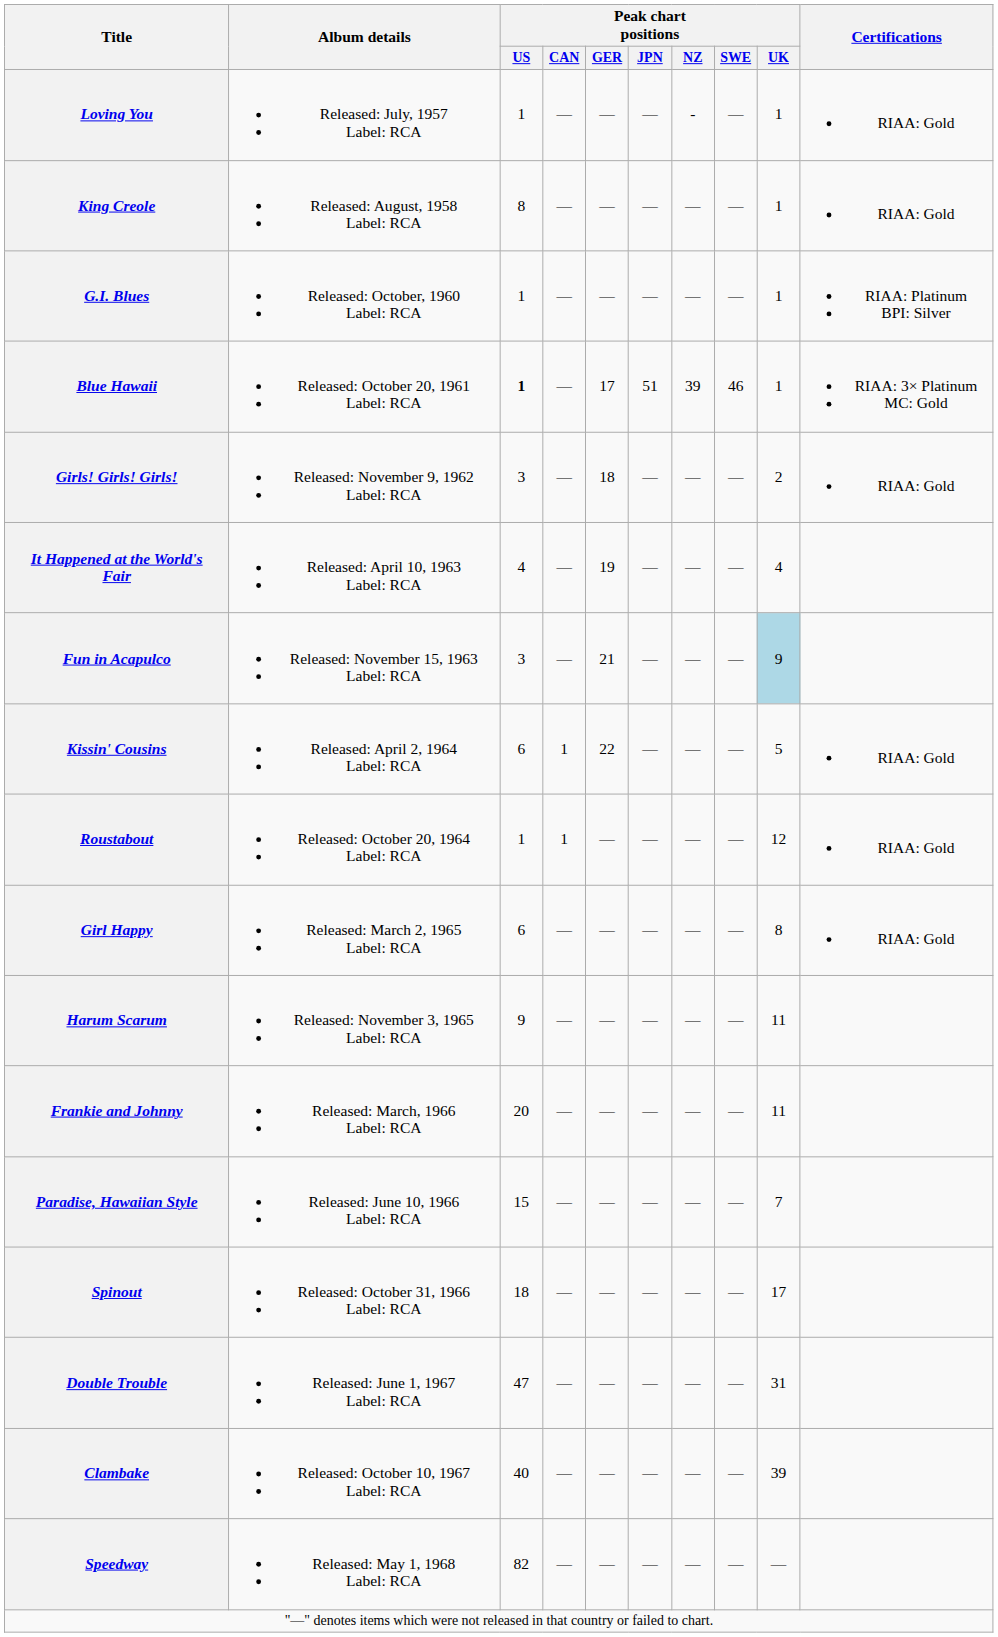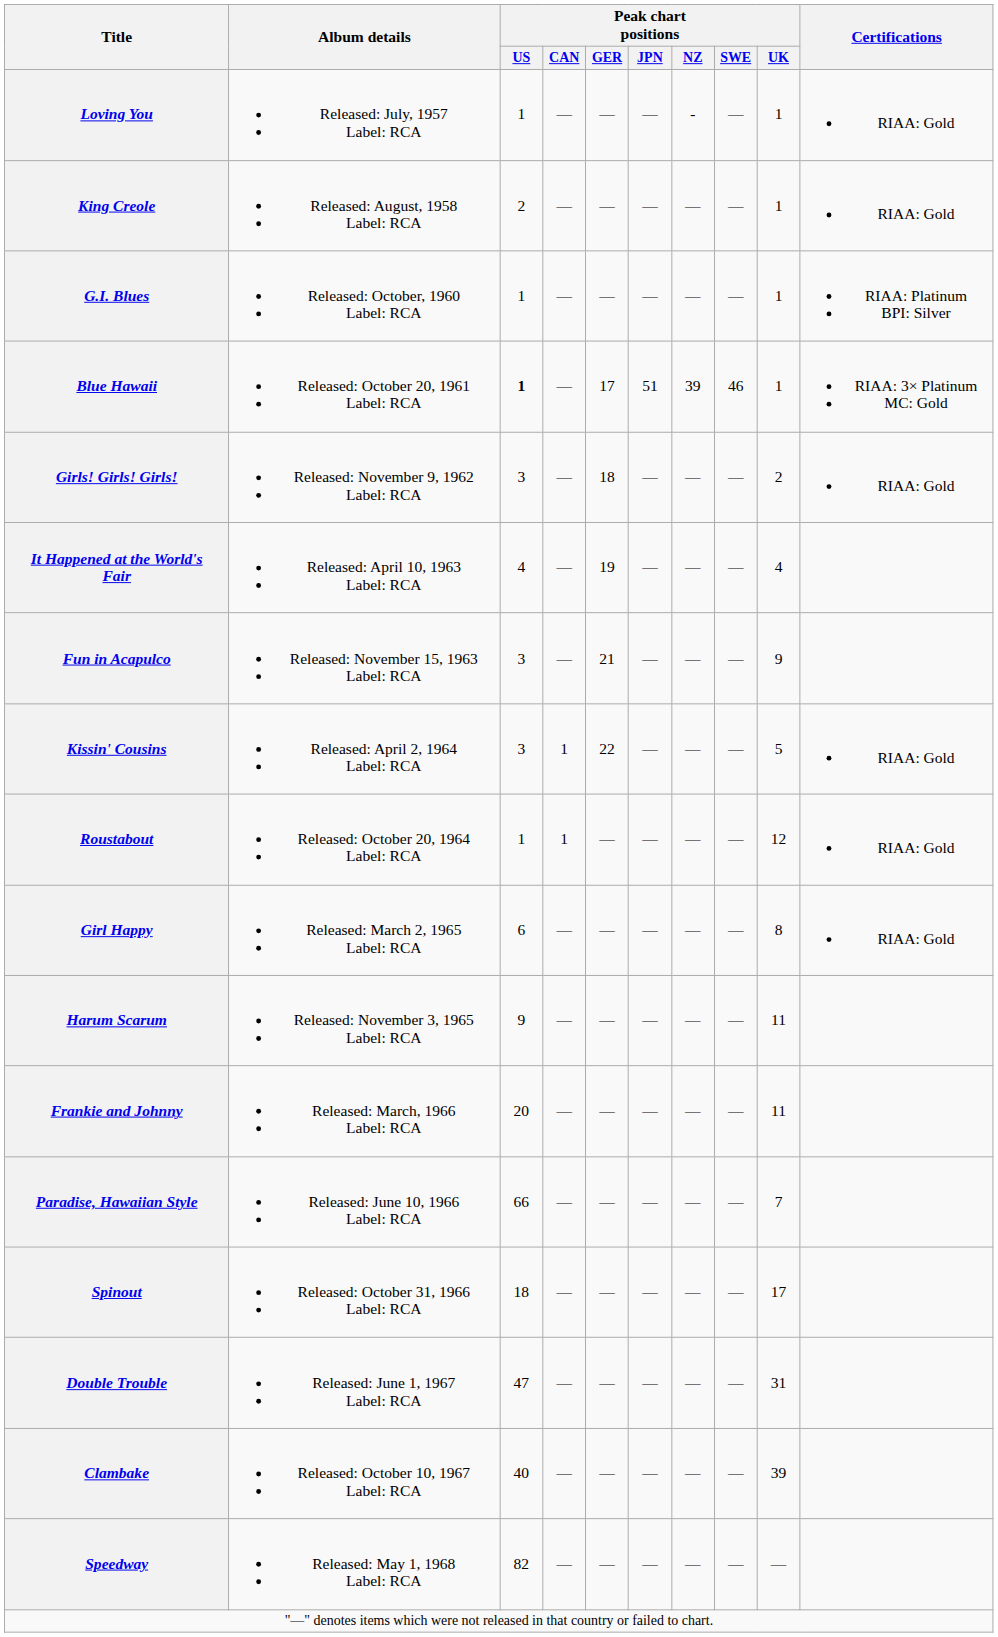(521, 205) 8 -> (521, 205) 2
(779, 658) lightblue background -> (779, 658) no background
(521, 748) 6 -> (521, 748) 3
(521, 1201) 15 -> (521, 1201) 66
